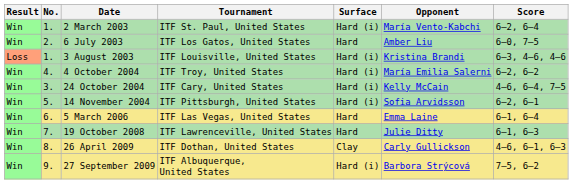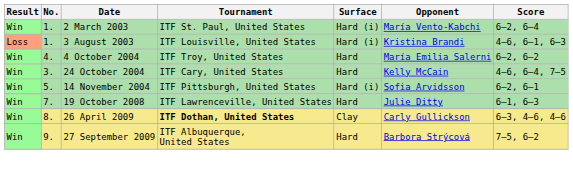- row: (93, 41)
(531, 56) 6–3, 4–6, 4–6 -> (531, 41) 4–6, 6–1, 6–3
(358, 71) Hard (i) -> (347, 56) Hard
(358, 86) Hard (i) -> (347, 71) Hard
- row: (96, 116)
(227, 146) normal -> (227, 116) bold
(531, 146) 4–6, 6–1, 6–3 -> (531, 116) 6–3, 4–6, 4–6
(358, 166) Hard (i) -> (347, 136) Hard
